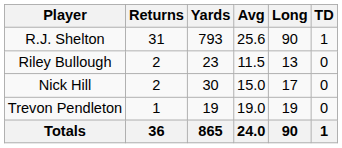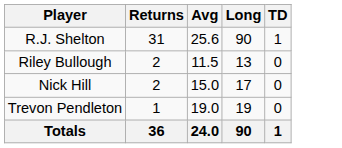- column: (210, 16)
